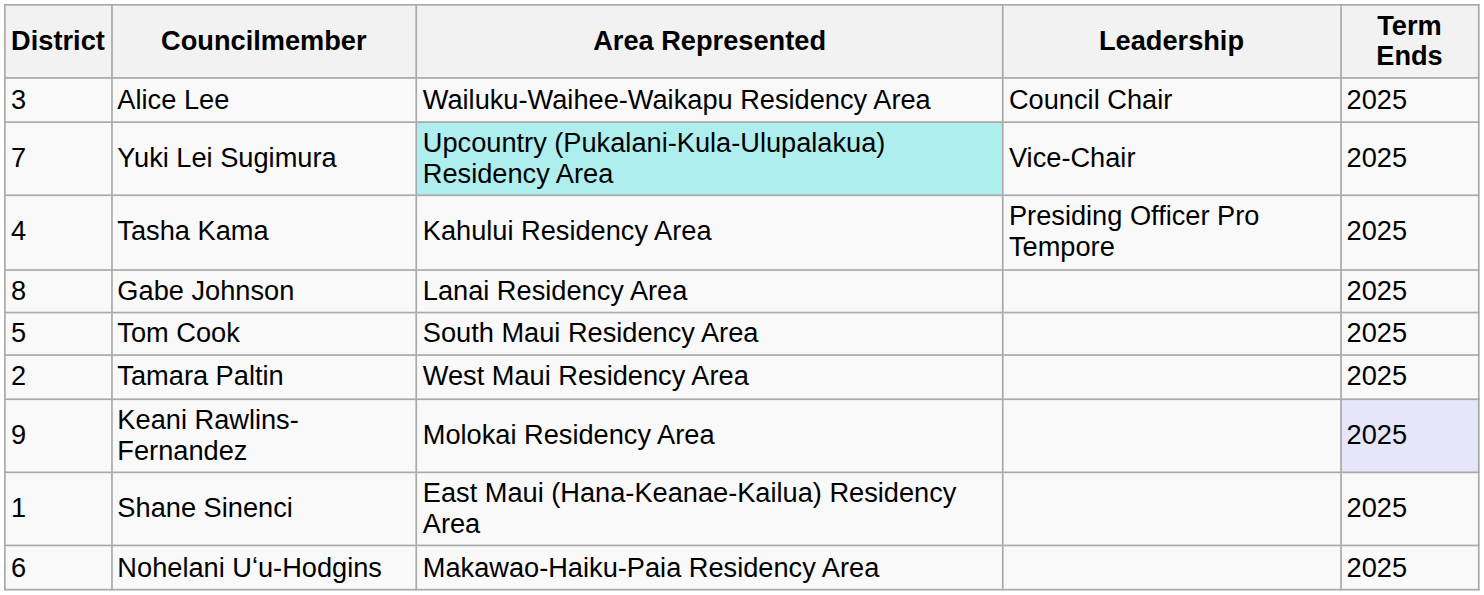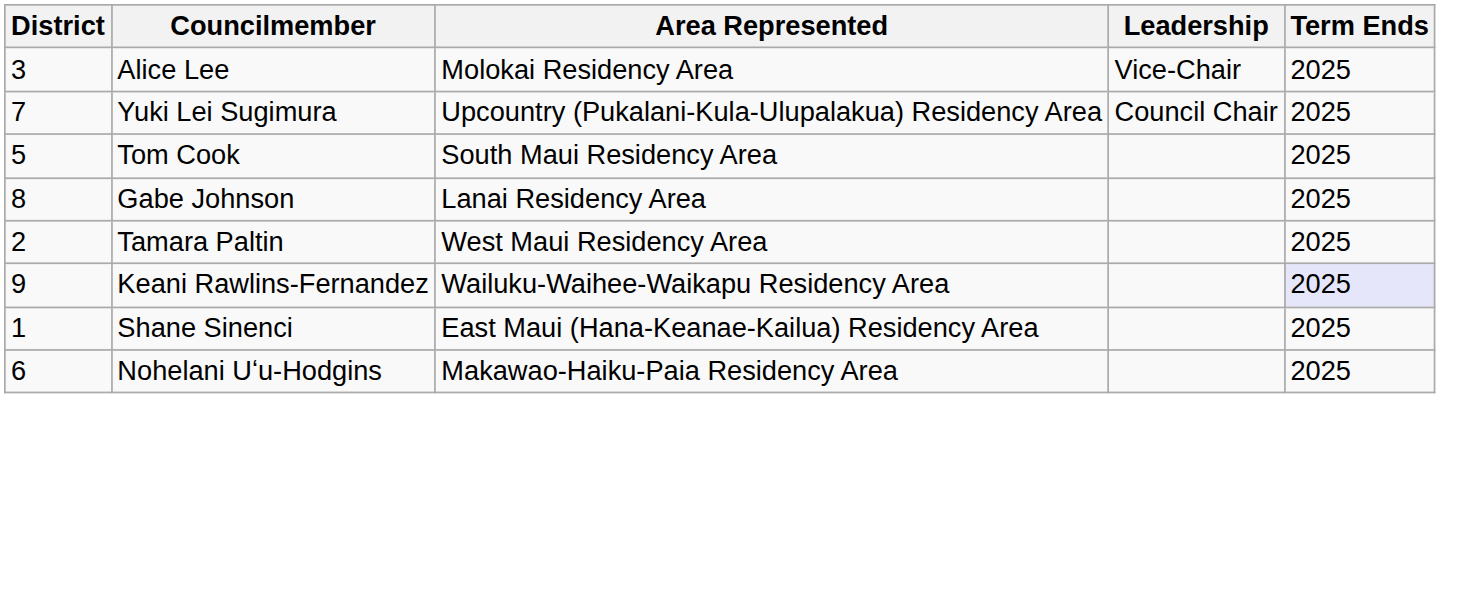(677, 99) Wailuku-Waihee-Waikapu Residency Area -> (587, 69) Molokai Residency Area
(1091, 99) Council Chair -> (1178, 69) Vice-Chair
(654, 158) paleturquoise background -> (772, 112) no background
(1072, 158) Vice-Chair -> (1196, 112) Council Chair
- row: (193, 231)
rows swapped: (179, 333) <-> (206, 290)
(569, 435) Molokai Residency Area -> (695, 284) Wailuku-Waihee-Waikapu Residency Area
